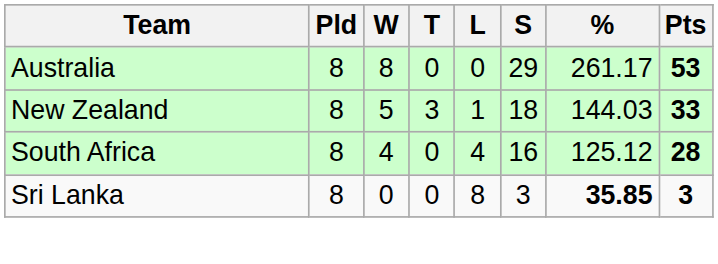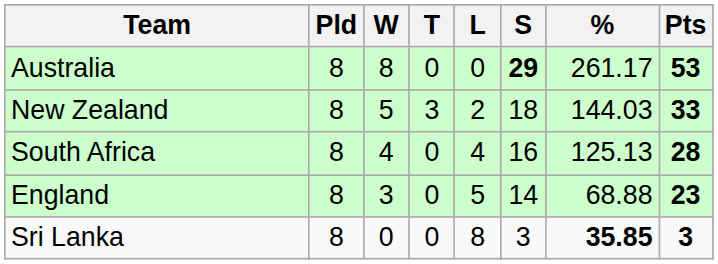(523, 68) normal -> (523, 68) bold
(478, 110) 1 -> (478, 110) 2
(612, 152) 125.12 -> (612, 152) 125.13
+ row: (60, 195)
